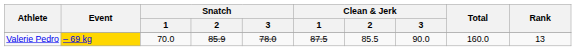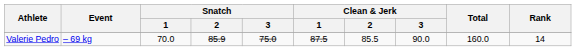(77, 39) gold background -> (77, 39) no background
(268, 39) 78.0 -> (268, 39) 75.0
(540, 39) 13 -> (540, 39) 14
